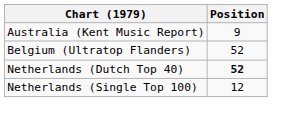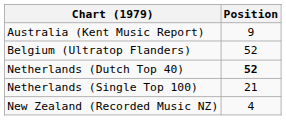(237, 87) 12 -> (251, 87) 21
+ row: (113, 106)
